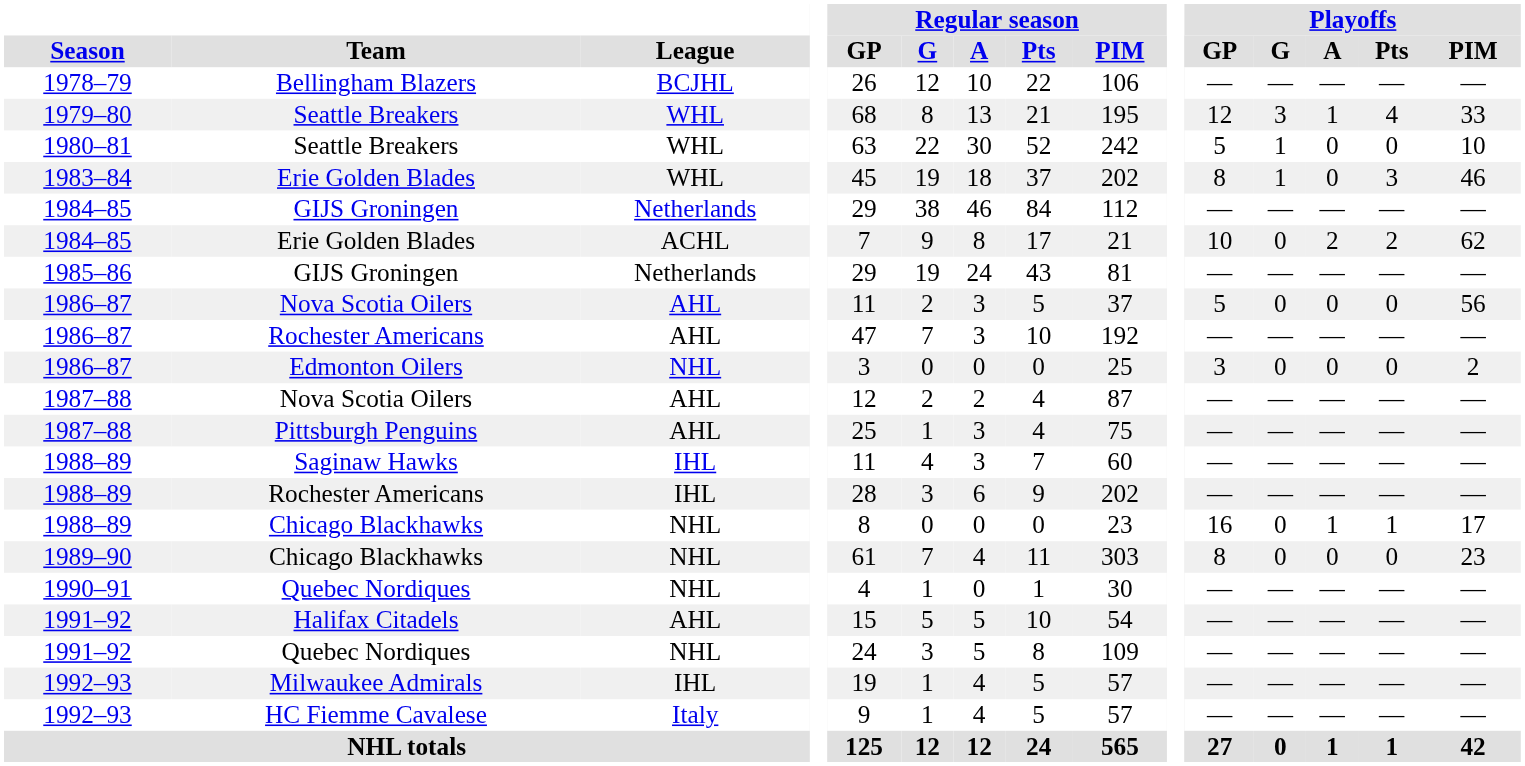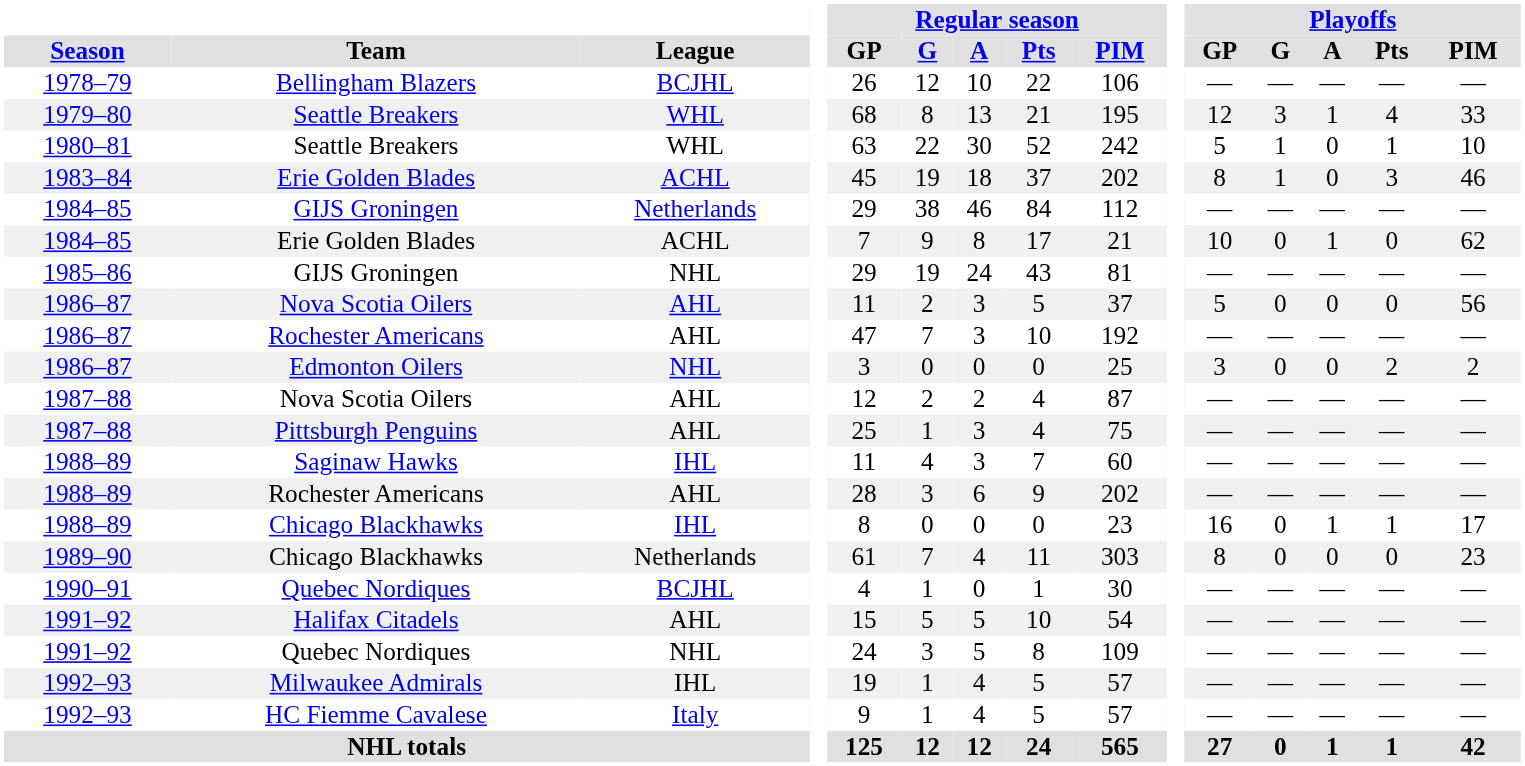(1392, 145) 0 -> (1392, 145) 1
(695, 177) WHL -> (695, 177) ACHL
(1332, 240) 2 -> (1332, 240) 1
(1392, 240) 2 -> (1392, 240) 0
(695, 272) Netherlands -> (695, 272) NHL
(1392, 367) 0 -> (1392, 367) 2
(695, 493) IHL -> (695, 493) AHL
(695, 525) NHL -> (695, 525) IHL
(695, 556) NHL -> (695, 556) Netherlands
(695, 588) NHL -> (695, 588) BCJHL
